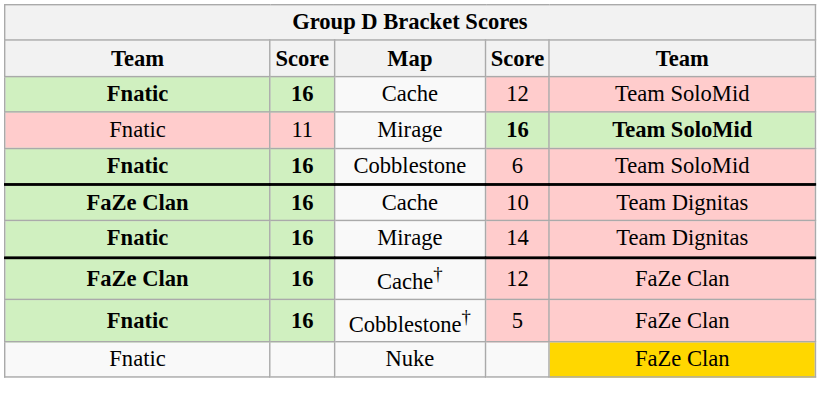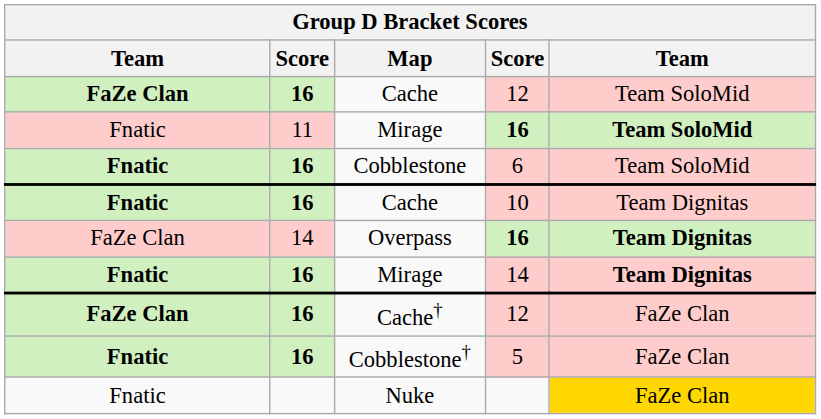(137, 93) Fnatic -> (137, 93) FaZe Clan
(137, 202) FaZe Clan -> (137, 202) Fnatic
+ row: (410, 238)
(682, 238) normal -> (682, 274) bold
